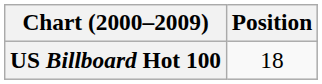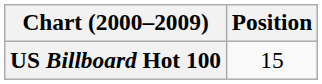(272, 60) 18 -> (272, 60) 15
